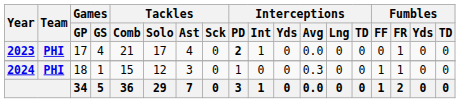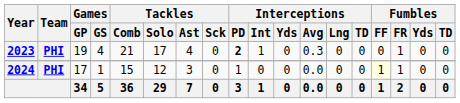(80, 51) 17 -> (80, 51) 19
(313, 51) 0.0 -> (313, 51) 0.3
(80, 70) 18 -> (80, 70) 17
(313, 70) 0.3 -> (313, 70) 0.0
(381, 70) no background -> (381, 70) lightyellow background
